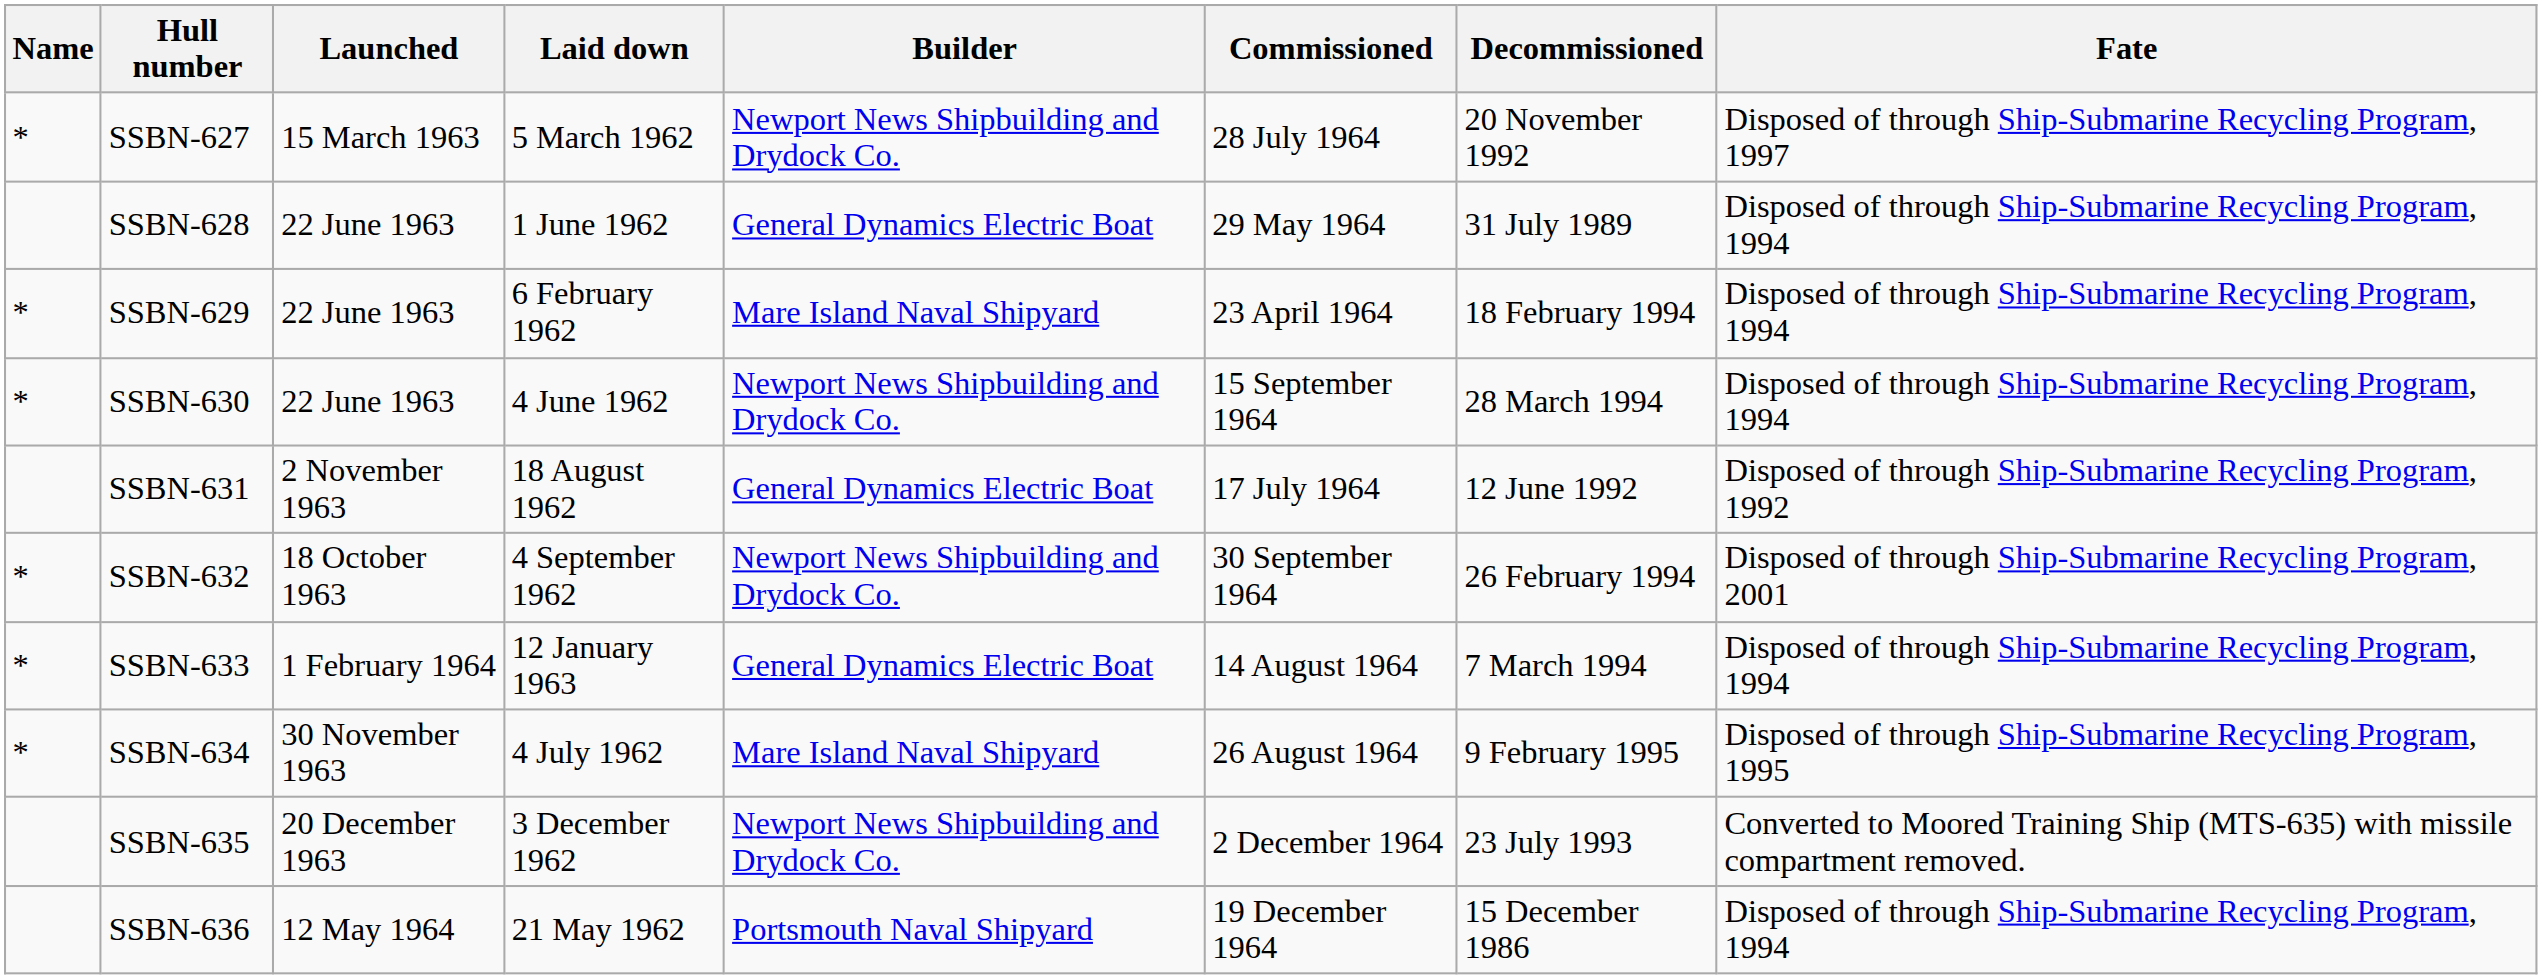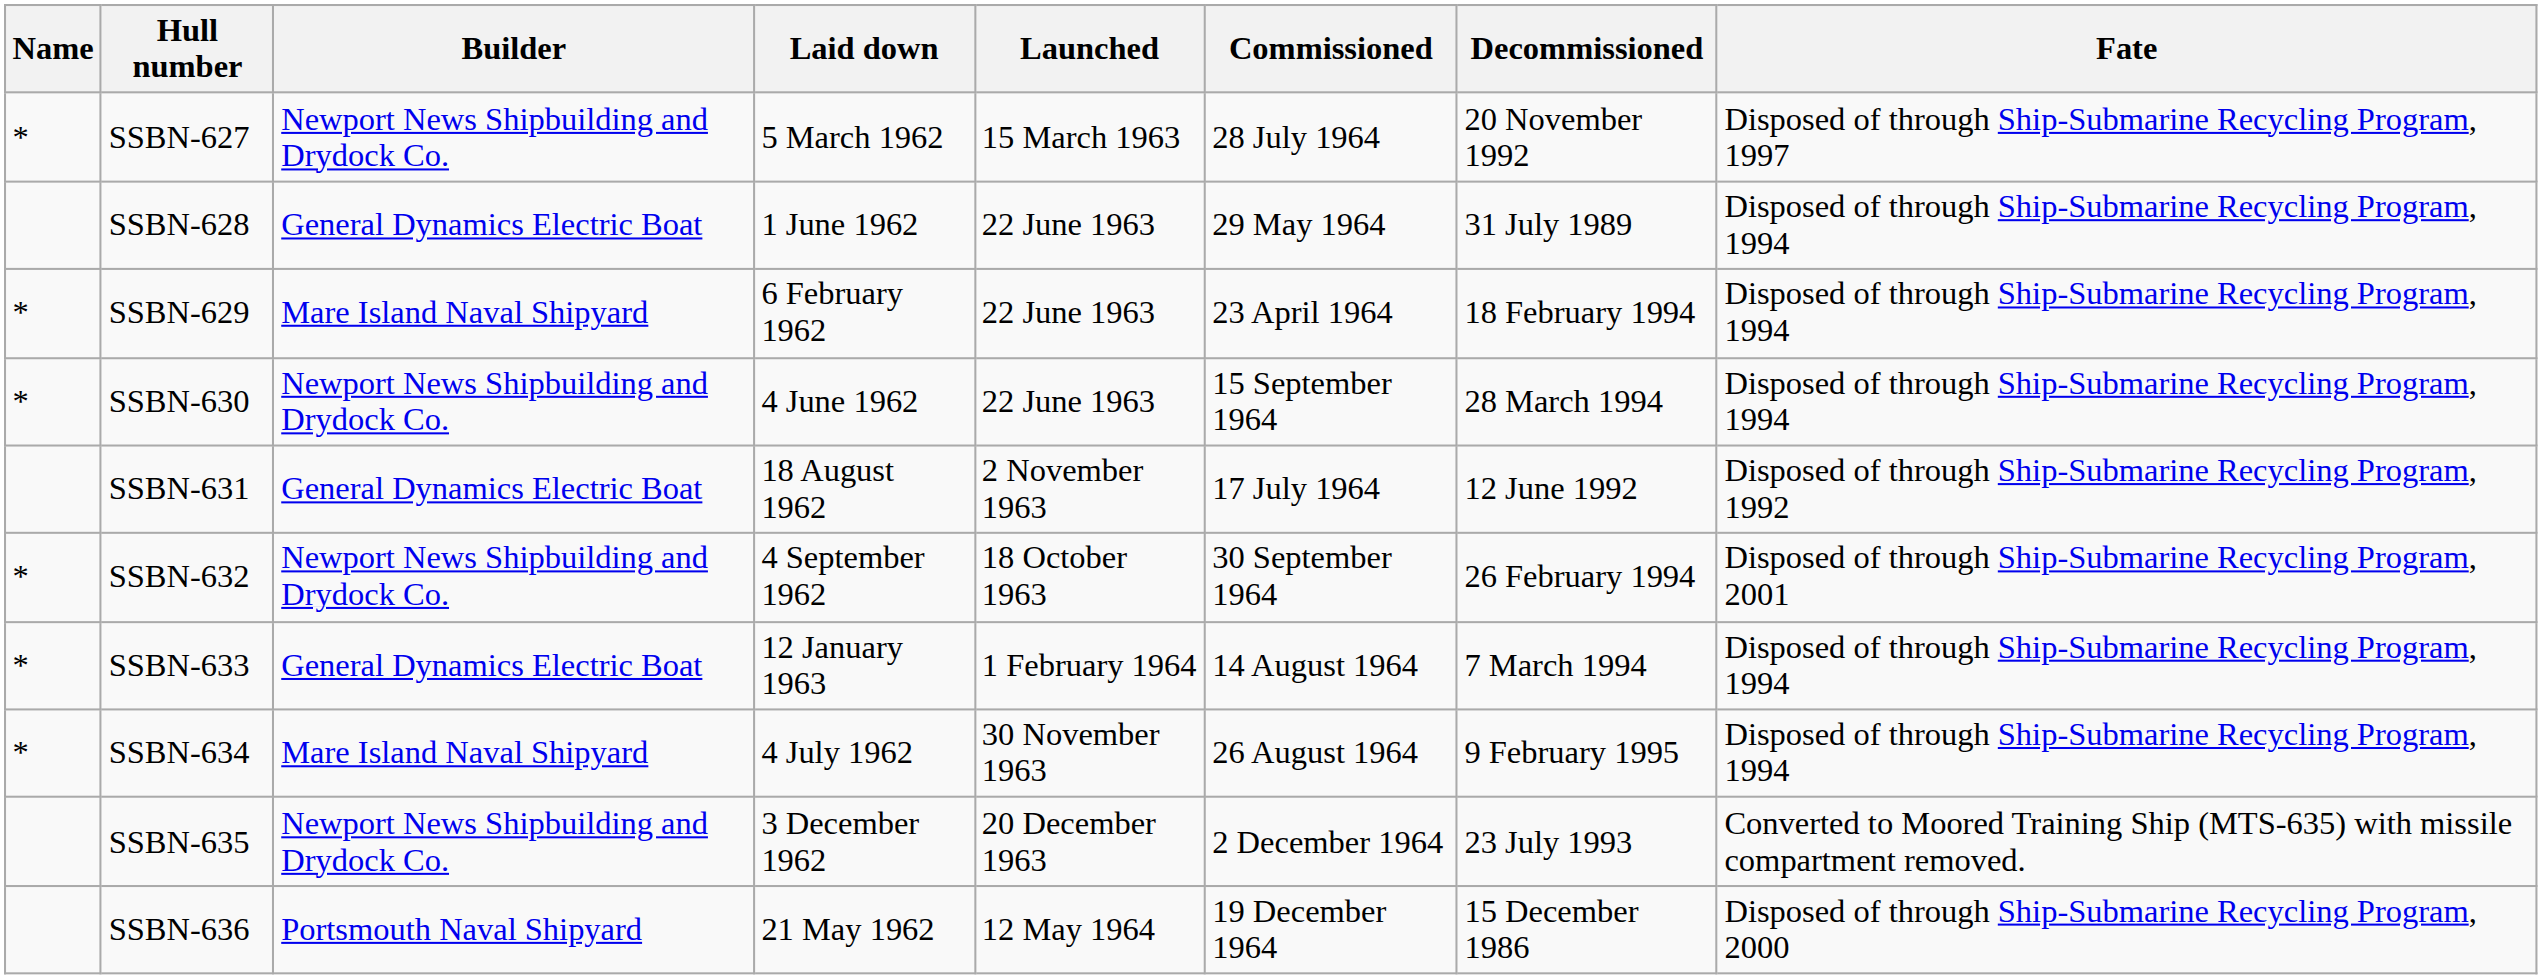columns swapped: (965, 48) <-> (389, 48)
(2101, 752) Disposed of through Ship-Submarine Recycling Program, 1995 -> (2101, 752) Disposed of through Ship-Submarine Recycling Program, 1994
(2101, 929) Disposed of through Ship-Submarine Recycling Program, 1994 -> (2101, 929) Disposed of through Ship-Submarine Recycling Program, 2000
